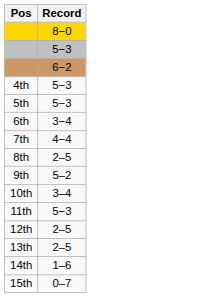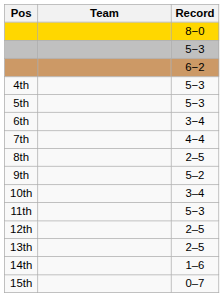+ column: (105, 13)
